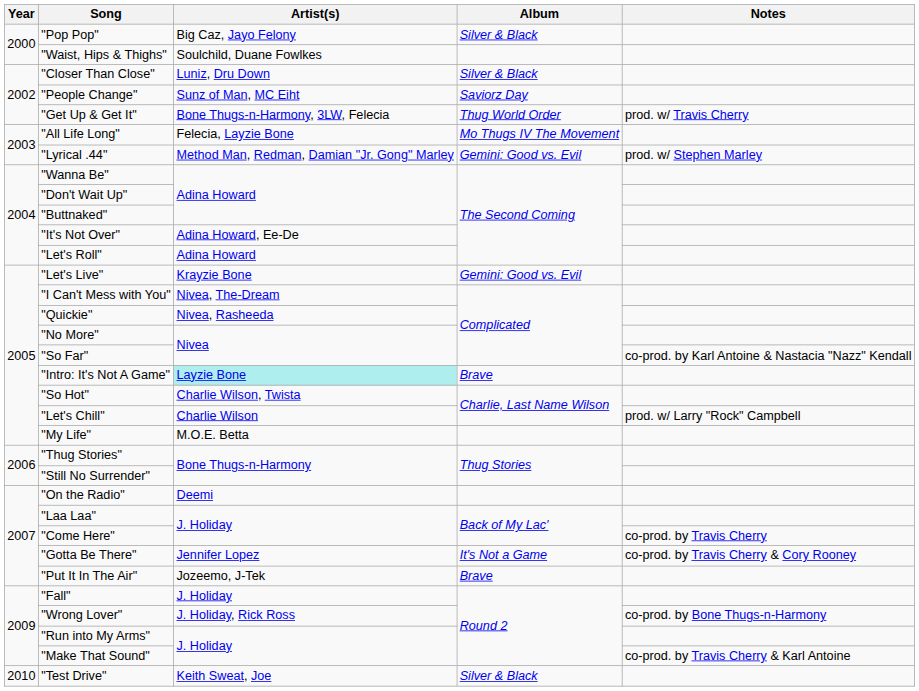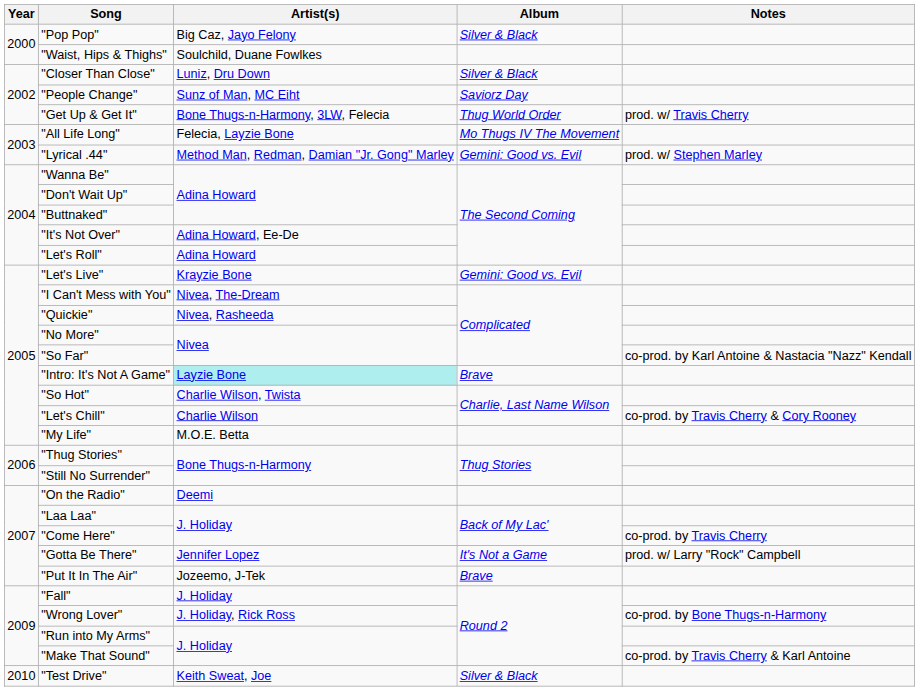(713, 415) prod. w/ Larry "Rock" Campbell -> (741, 415) co-prod. by Travis Cherry & Cory Rooney
(741, 555) co-prod. by Travis Cherry & Cory Rooney -> (713, 555) prod. w/ Larry "Rock" Campbell
